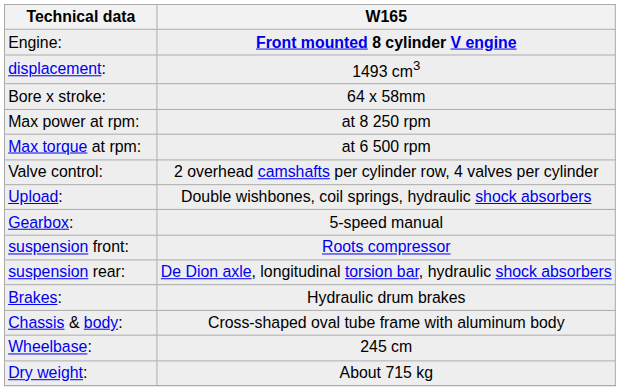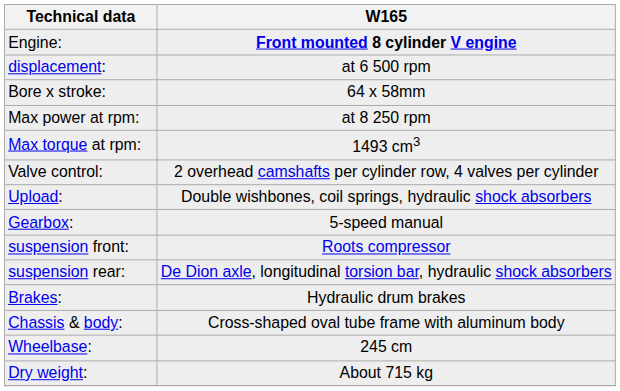(386, 69) 1493 cm3 -> (386, 67) at 6 500 rpm
(386, 146) at 6 500 rpm -> (386, 144) 1493 cm3
